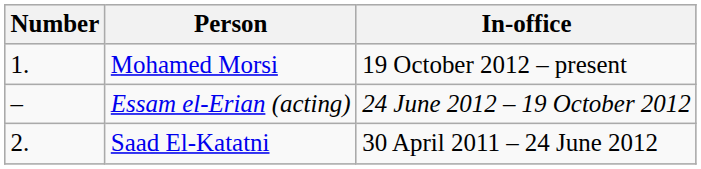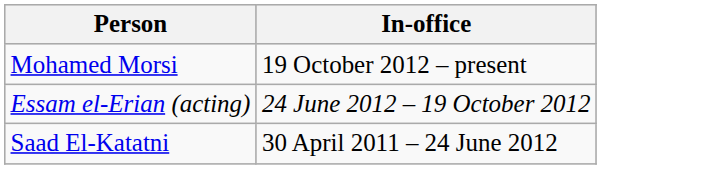- column: (55, 24)
